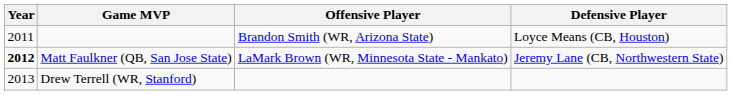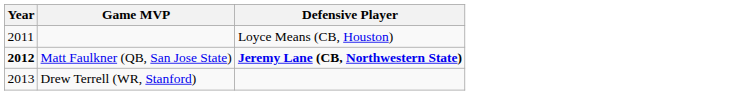- column: (373, 15)
(619, 57) normal -> (350, 57) bold
